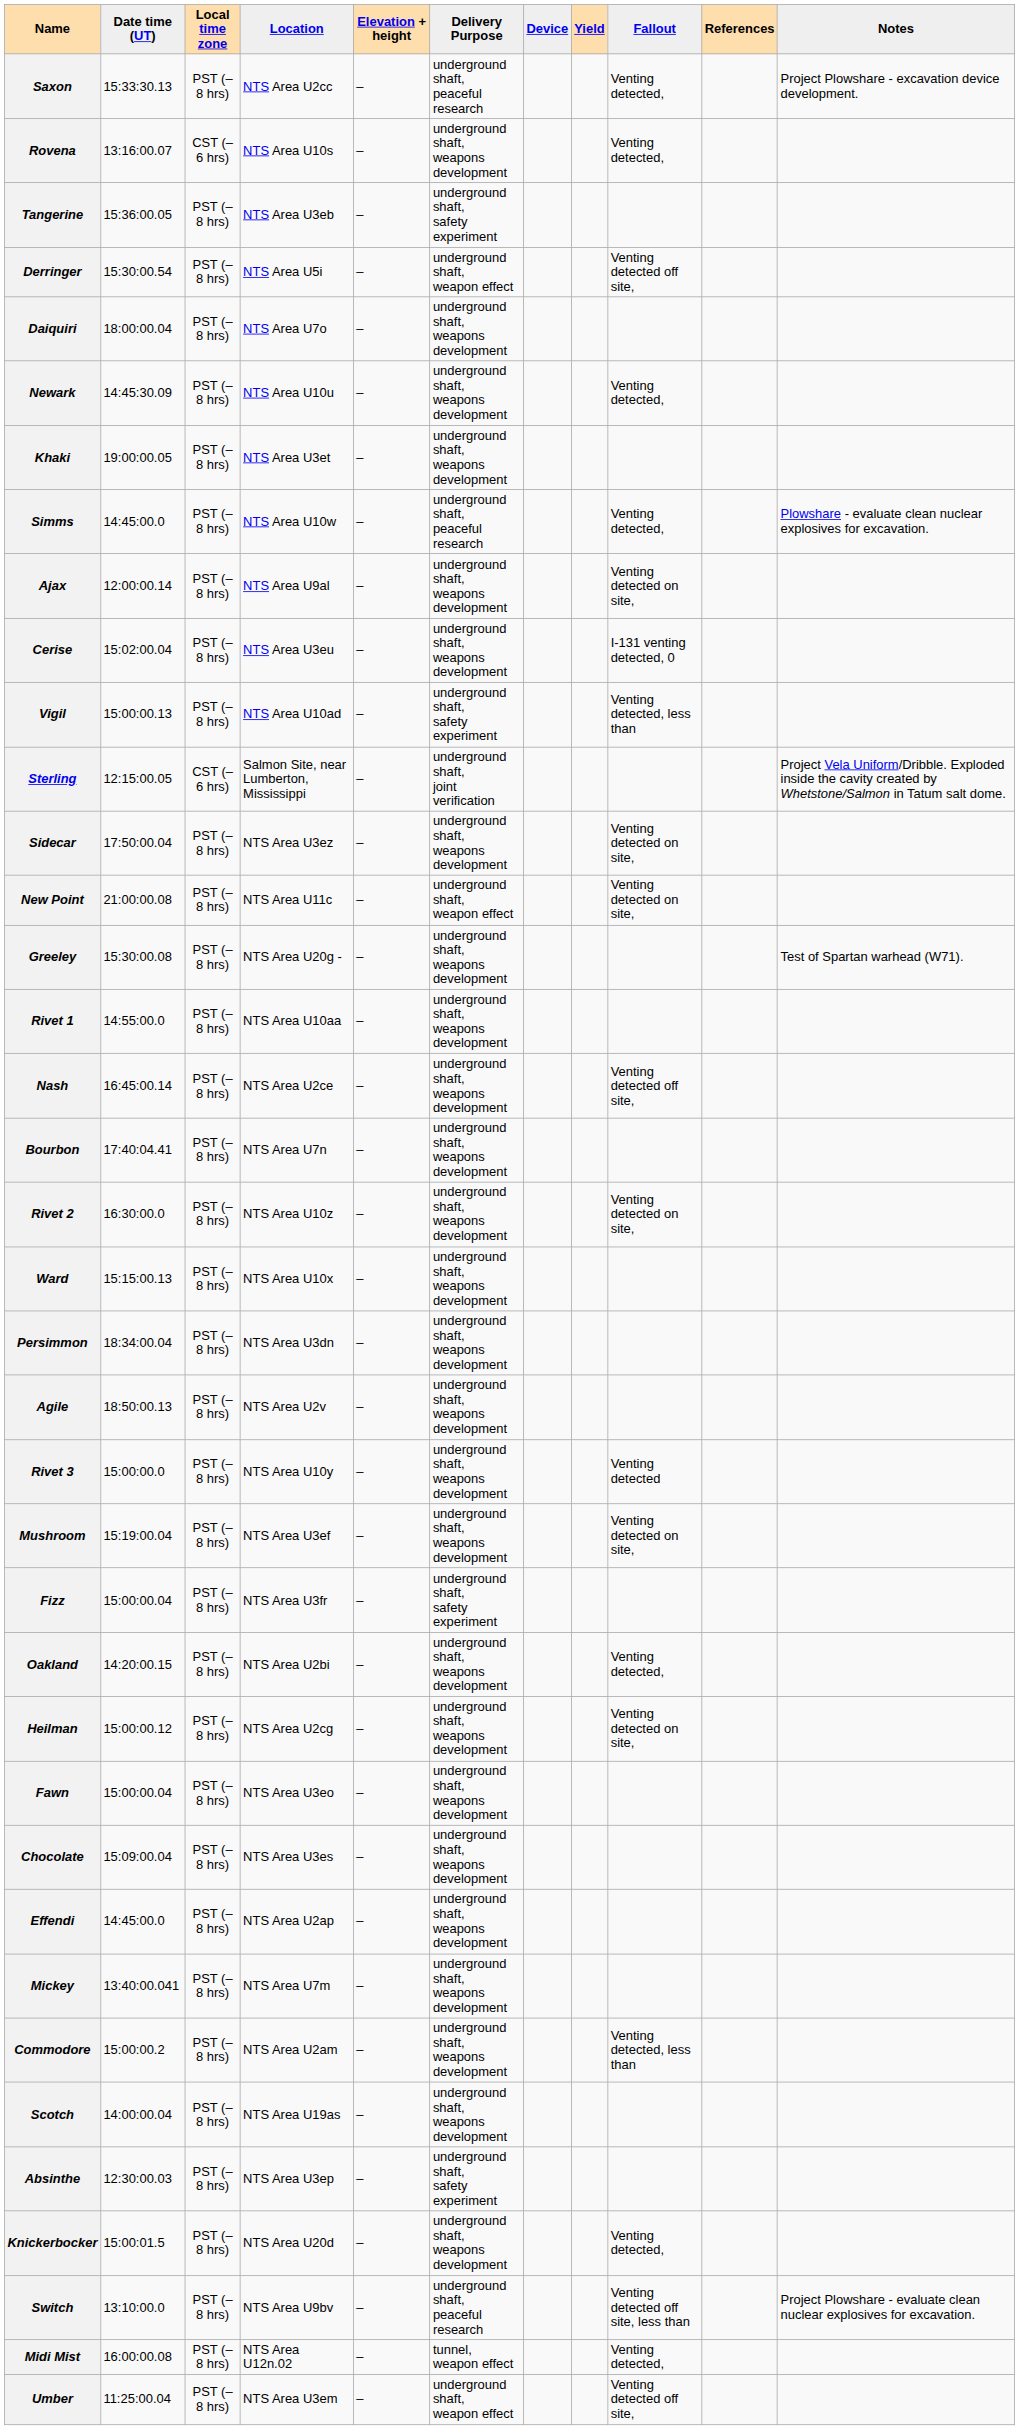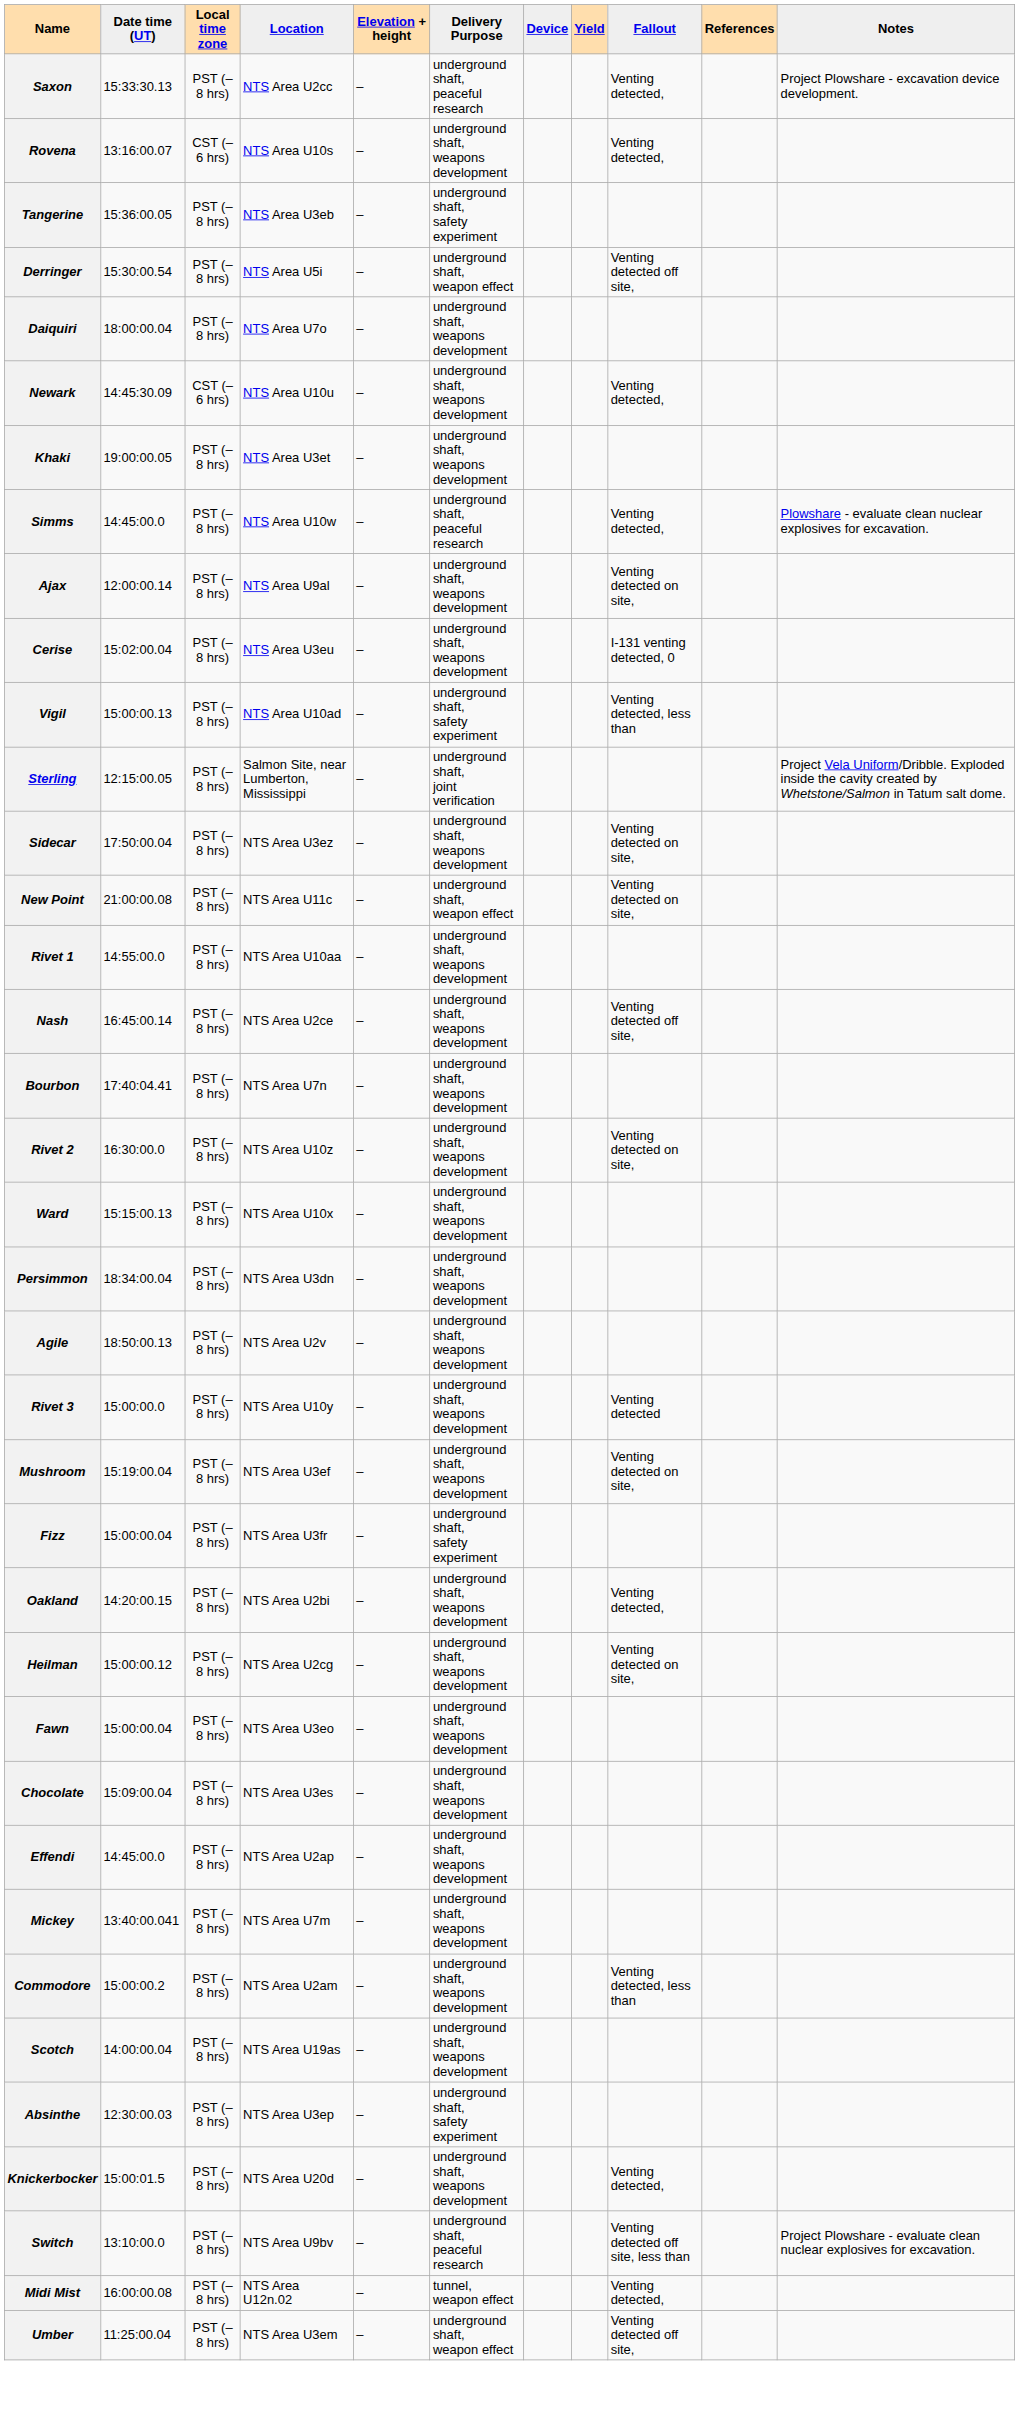(213, 393) PST (–8 hrs) -> (213, 393) CST (–6 hrs)
(213, 779) CST (–6 hrs) -> (213, 779) PST (–8 hrs)
- row: (52, 957)
